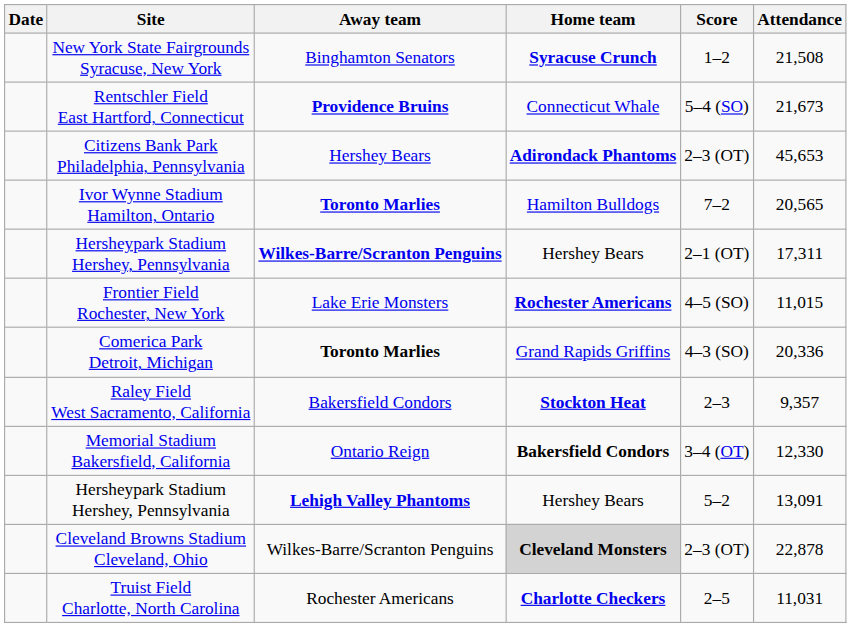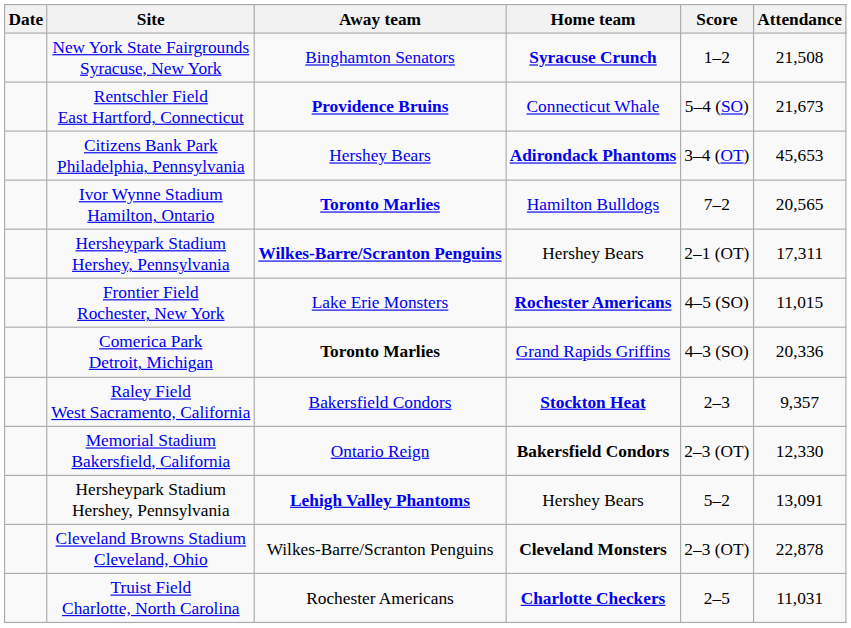(717, 155) 2–3 (OT) -> (717, 155) 3–4 (OT)
(717, 450) 3–4 (OT) -> (717, 450) 2–3 (OT)
(593, 548) lightgrey background -> (593, 548) no background
